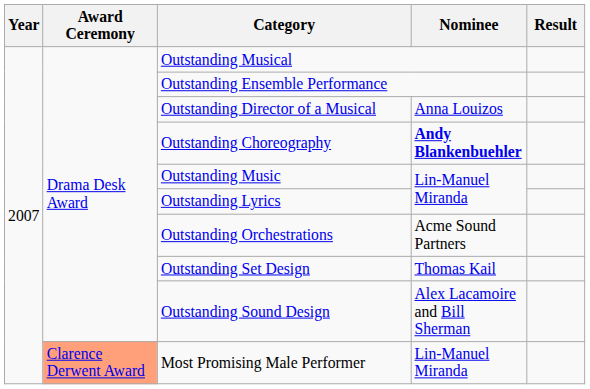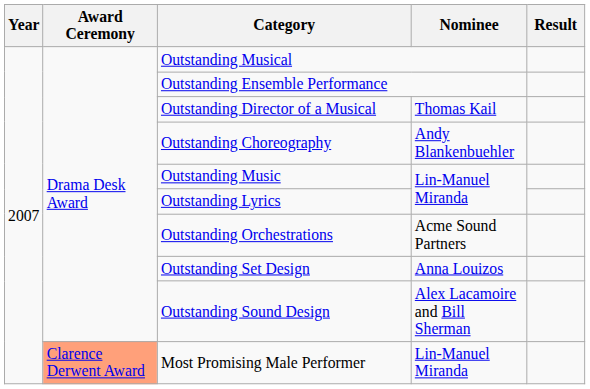(459, 109) Anna Louizos -> (456, 109) Thomas Kail
(468, 142) bold -> (464, 142) normal
(455, 268) Thomas Kail -> (459, 268) Anna Louizos
